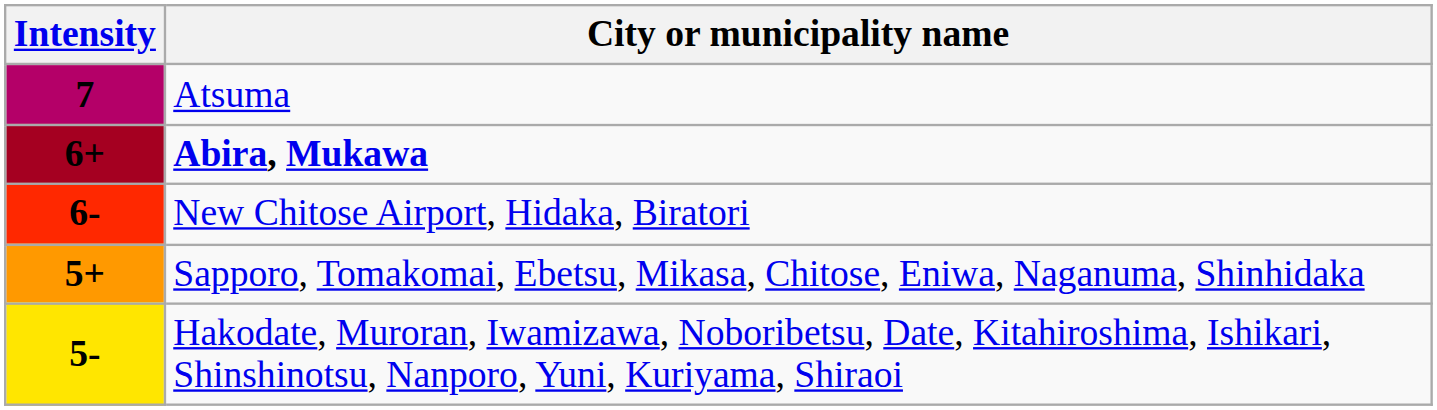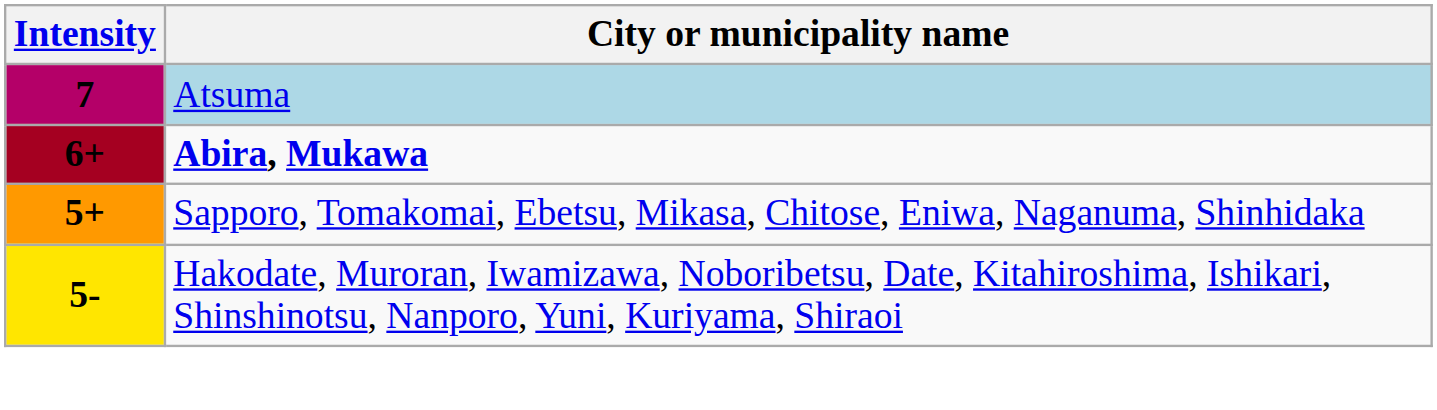(232, 93) no background -> (232, 93) lightblue background
- row: (85, 213)
